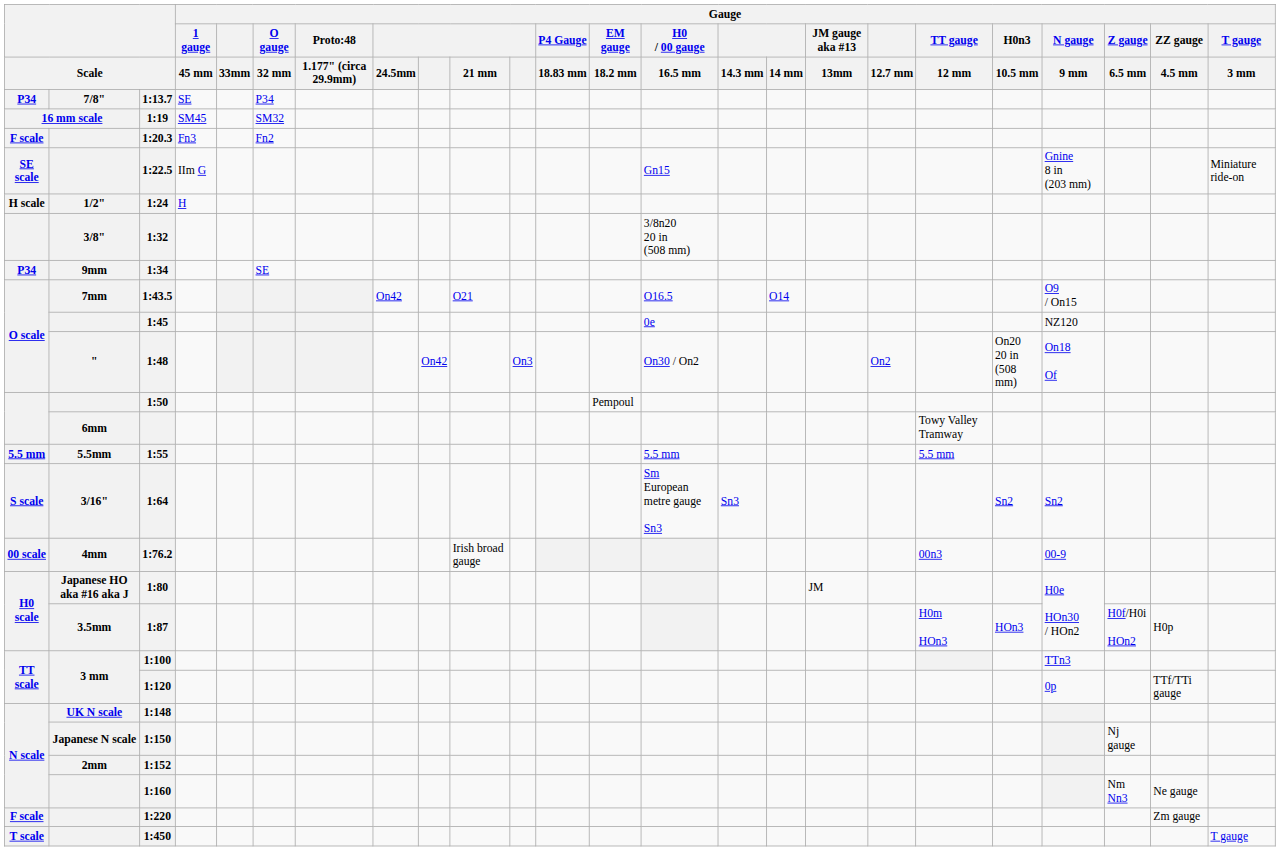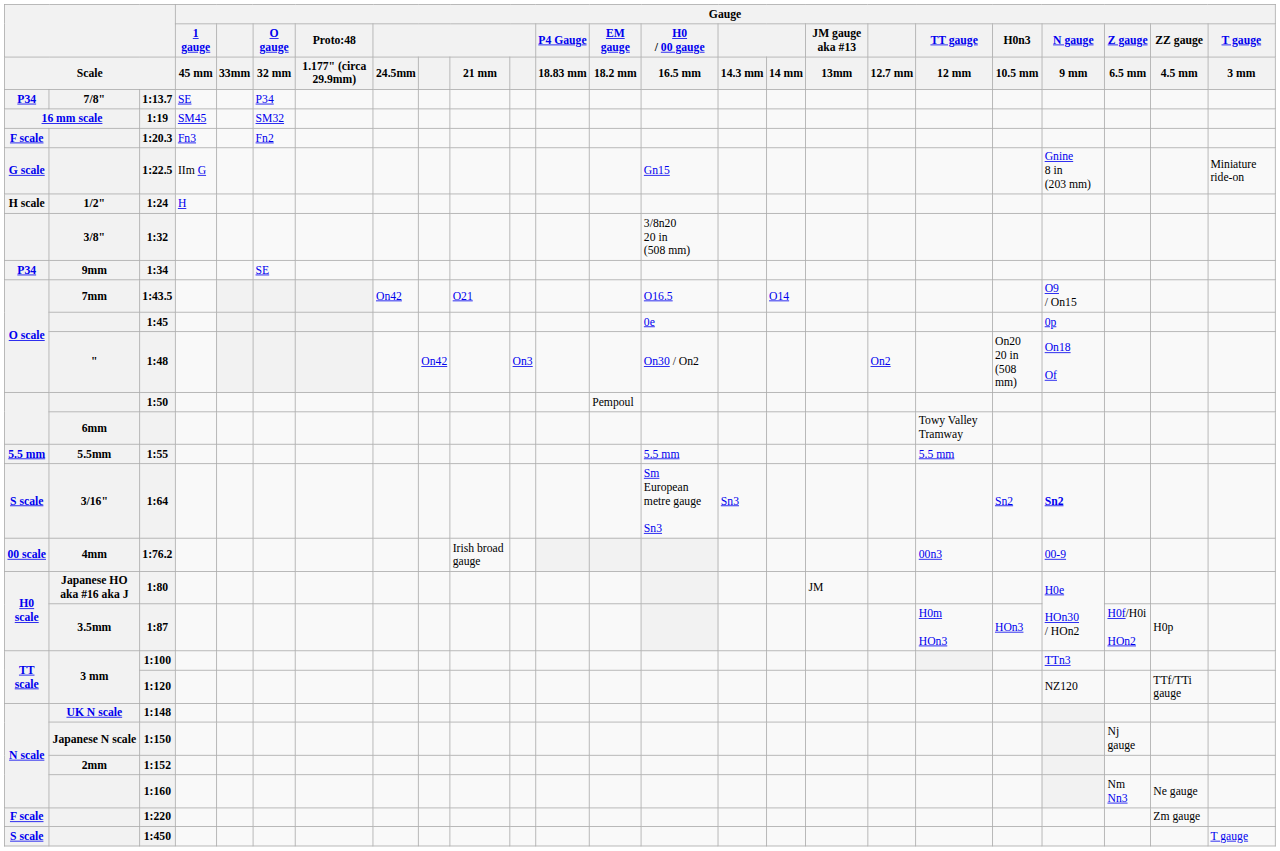(27, 171) SE scale -> (27, 171) G scale
(1061, 322) NZ120 -> (1051, 322) 0p
(1054, 501) normal -> (1054, 501) bold
(1051, 687) 0p -> (1061, 687) NZ120
(27, 836) T scale -> (27, 836) S scale
